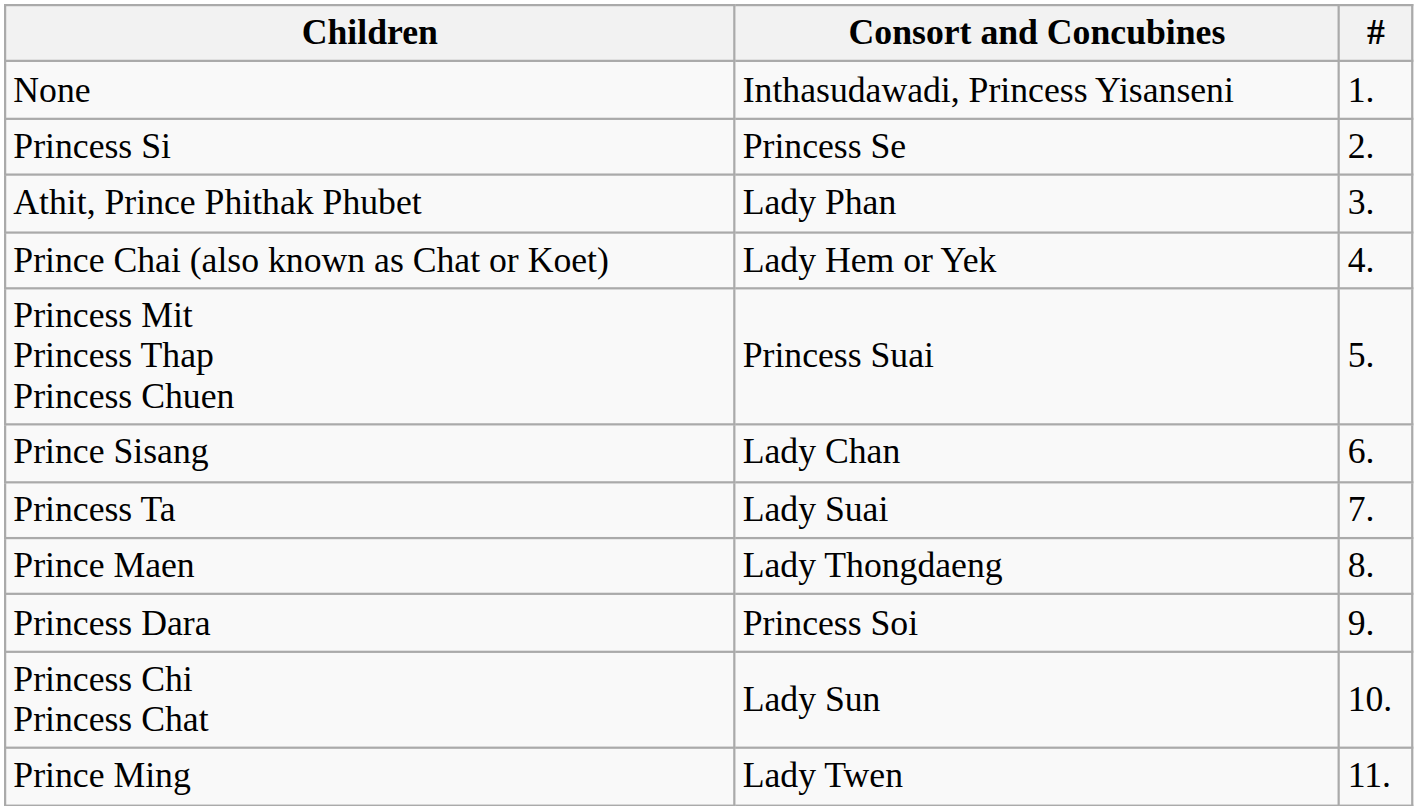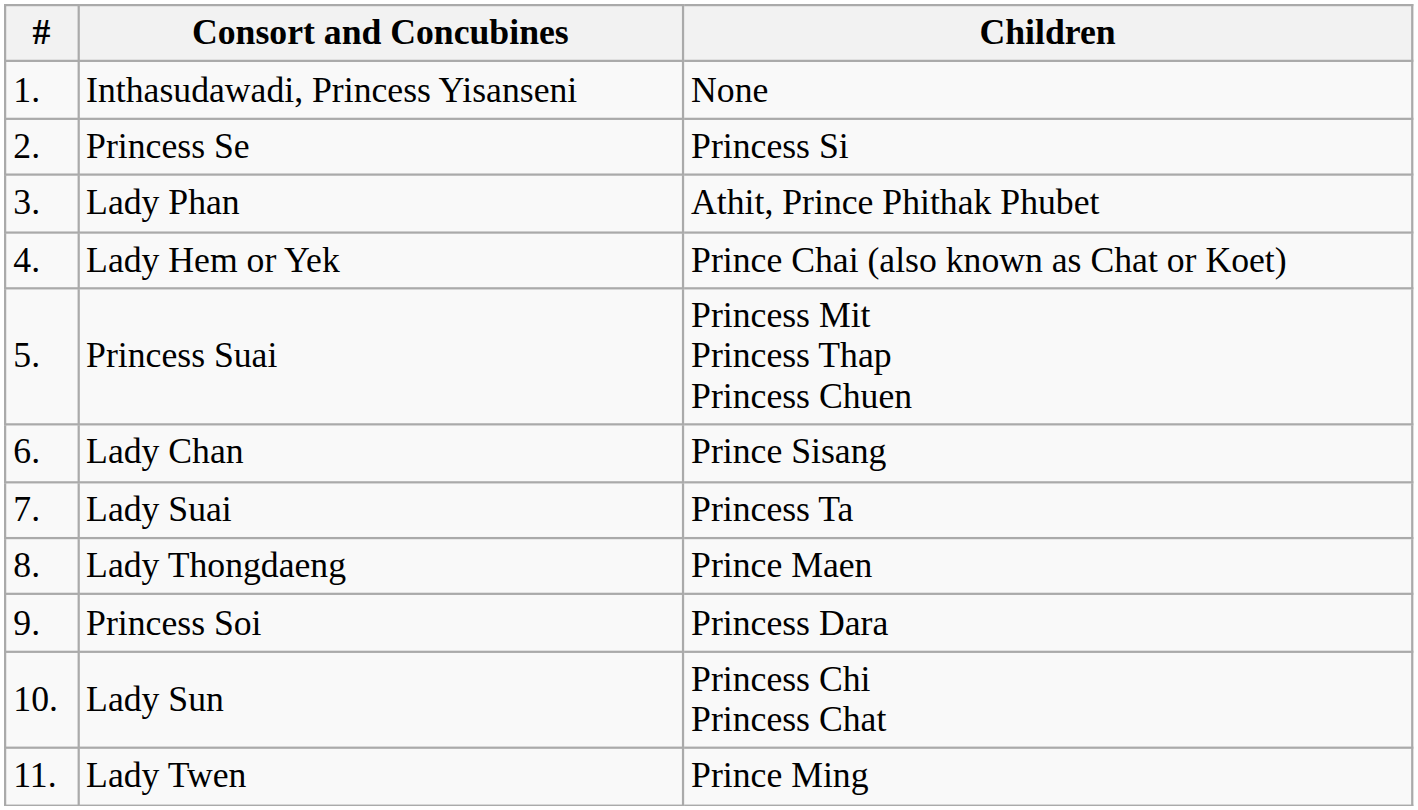columns swapped: (1376, 32) <-> (370, 32)
